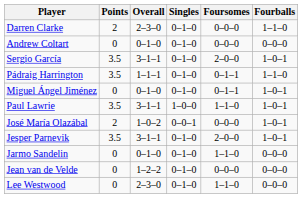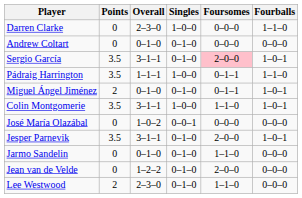(115, 28) 2 -> (115, 28) 0
(184, 28) 0–1–0 -> (184, 28) 1–0–0
(227, 59) no background -> (227, 59) pink background
(184, 75) 0–1–0 -> (184, 75) 1–0–0
(115, 91) 0 -> (115, 91) 2
- row: (31, 106)
+ row: (46, 106)
(115, 122) 2 -> (115, 122) 0
(275, 122) 1–0–1 -> (275, 122) 0–0–0
(227, 169) 0–0–0 -> (227, 169) 2–0–0
(115, 185) 0 -> (115, 185) 2
